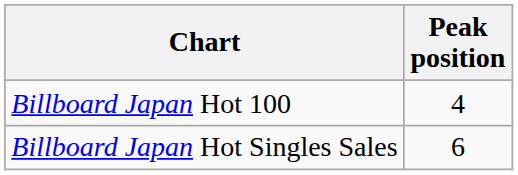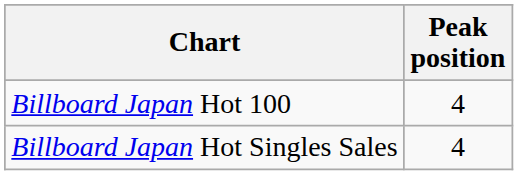(458, 147) 6 -> (458, 147) 4
